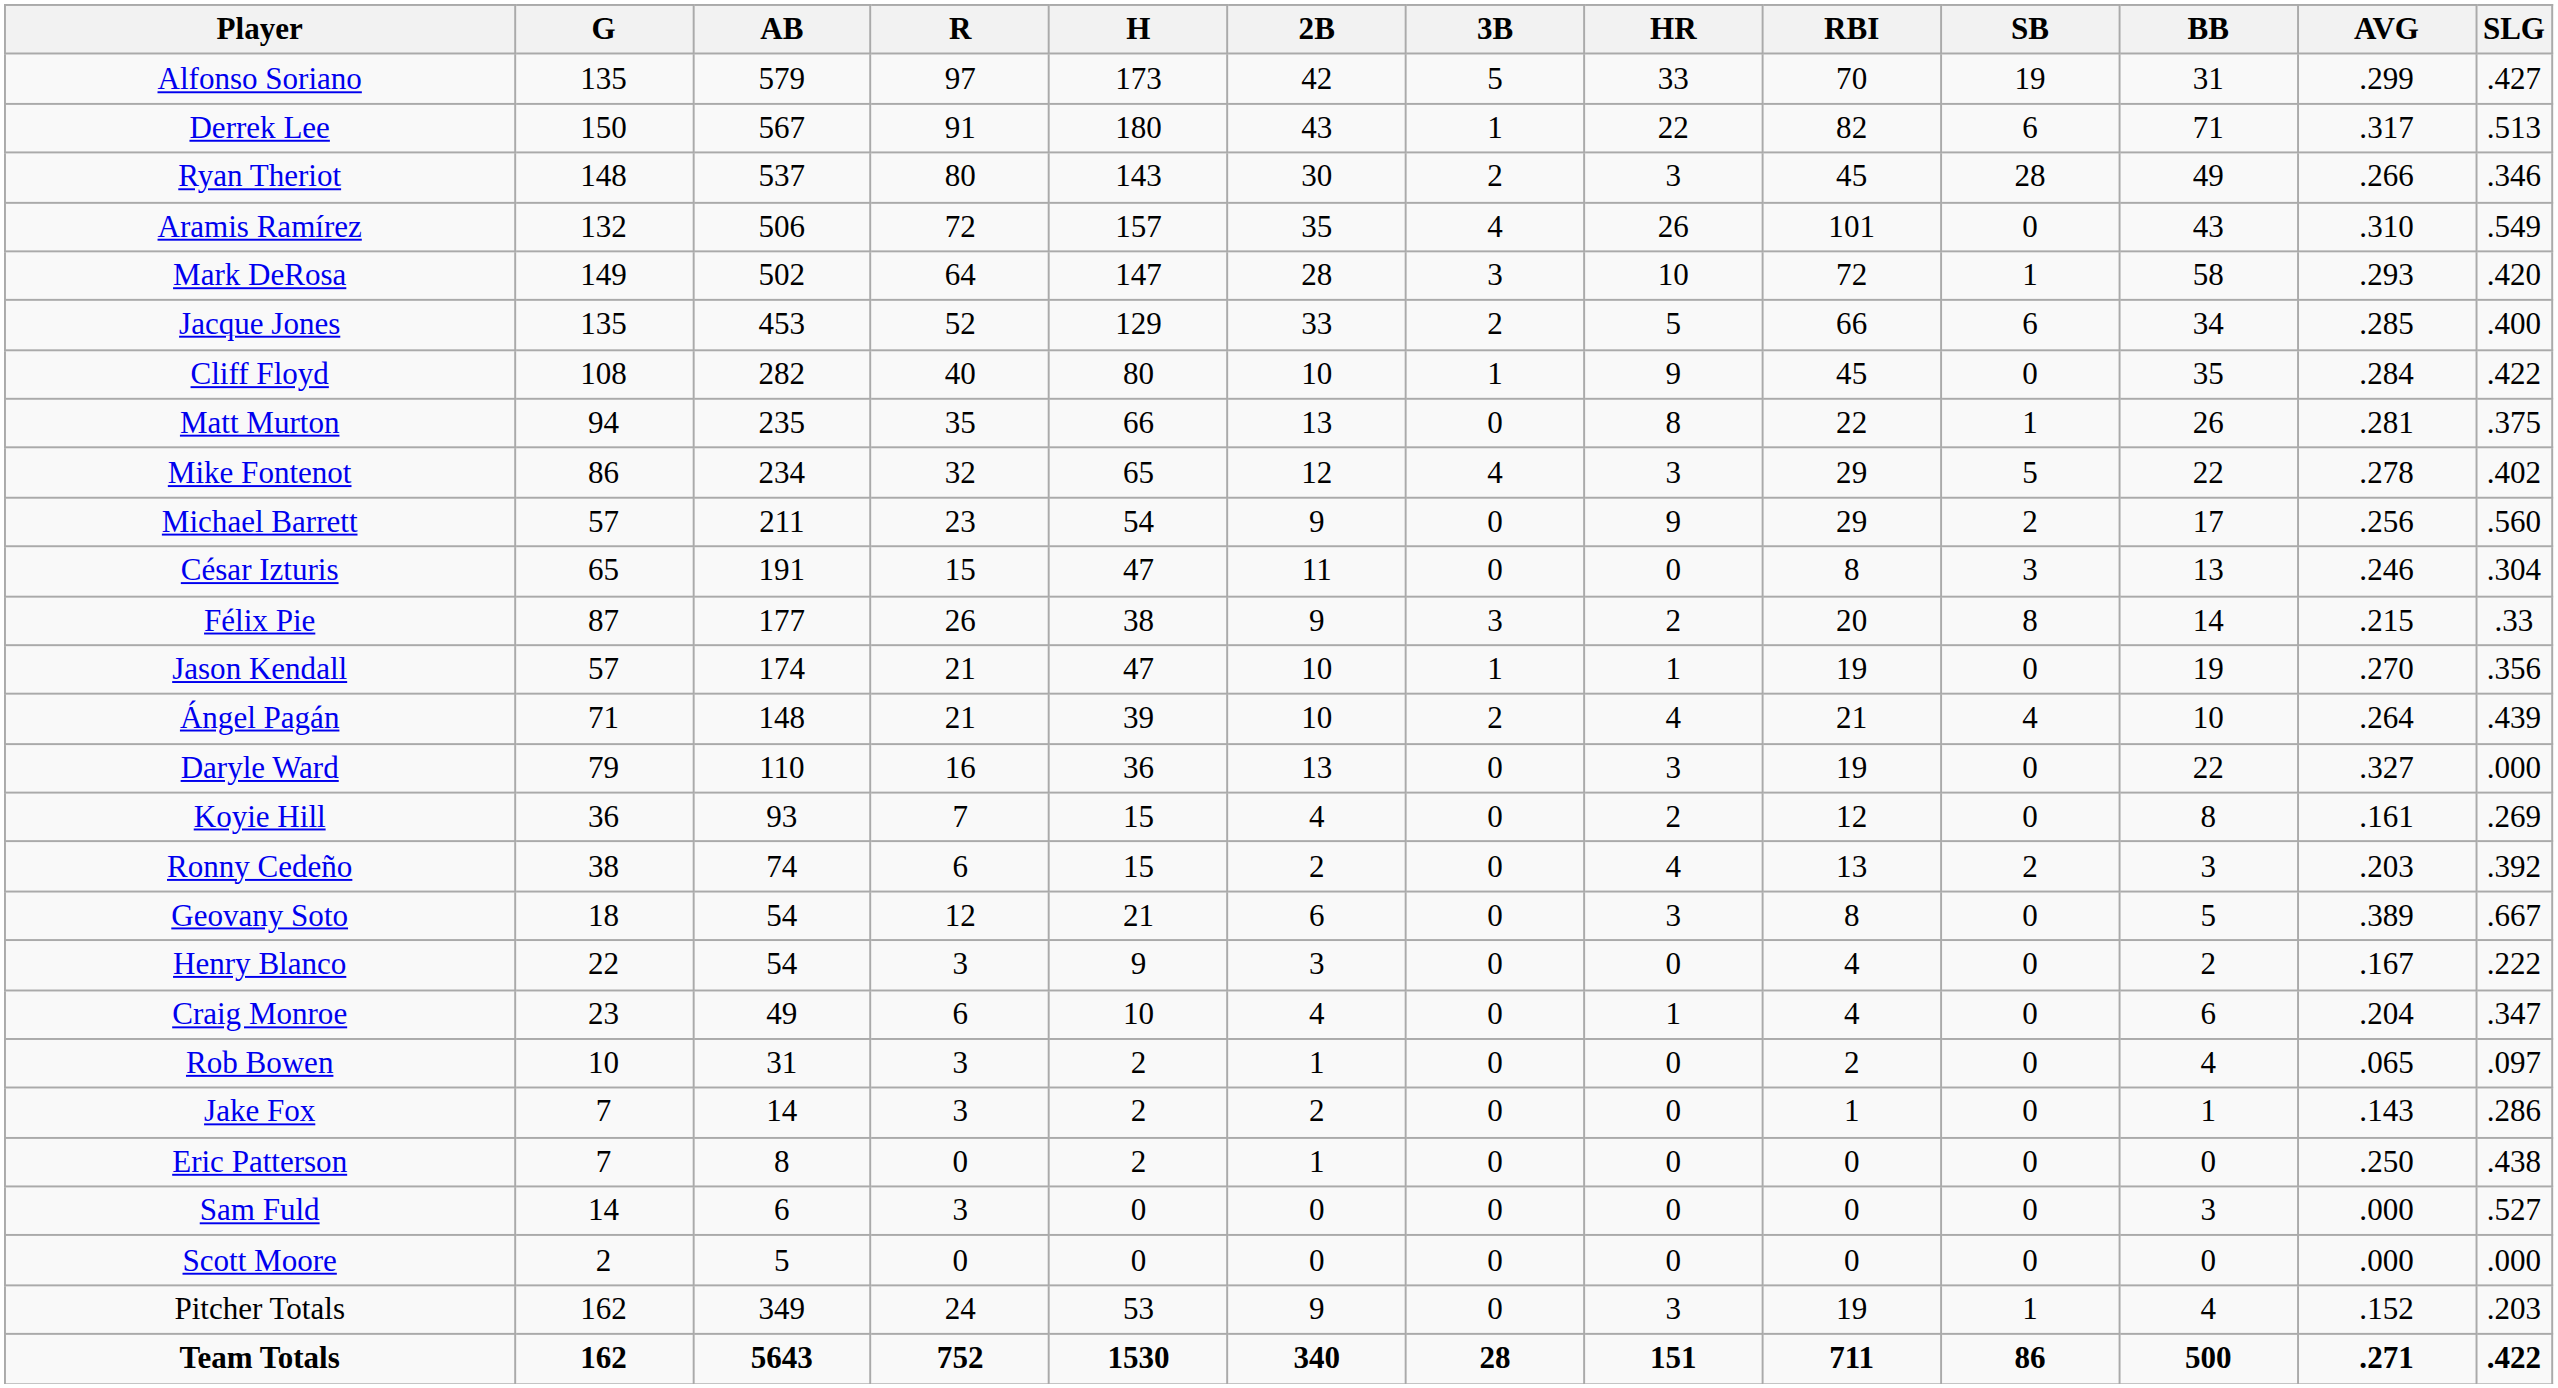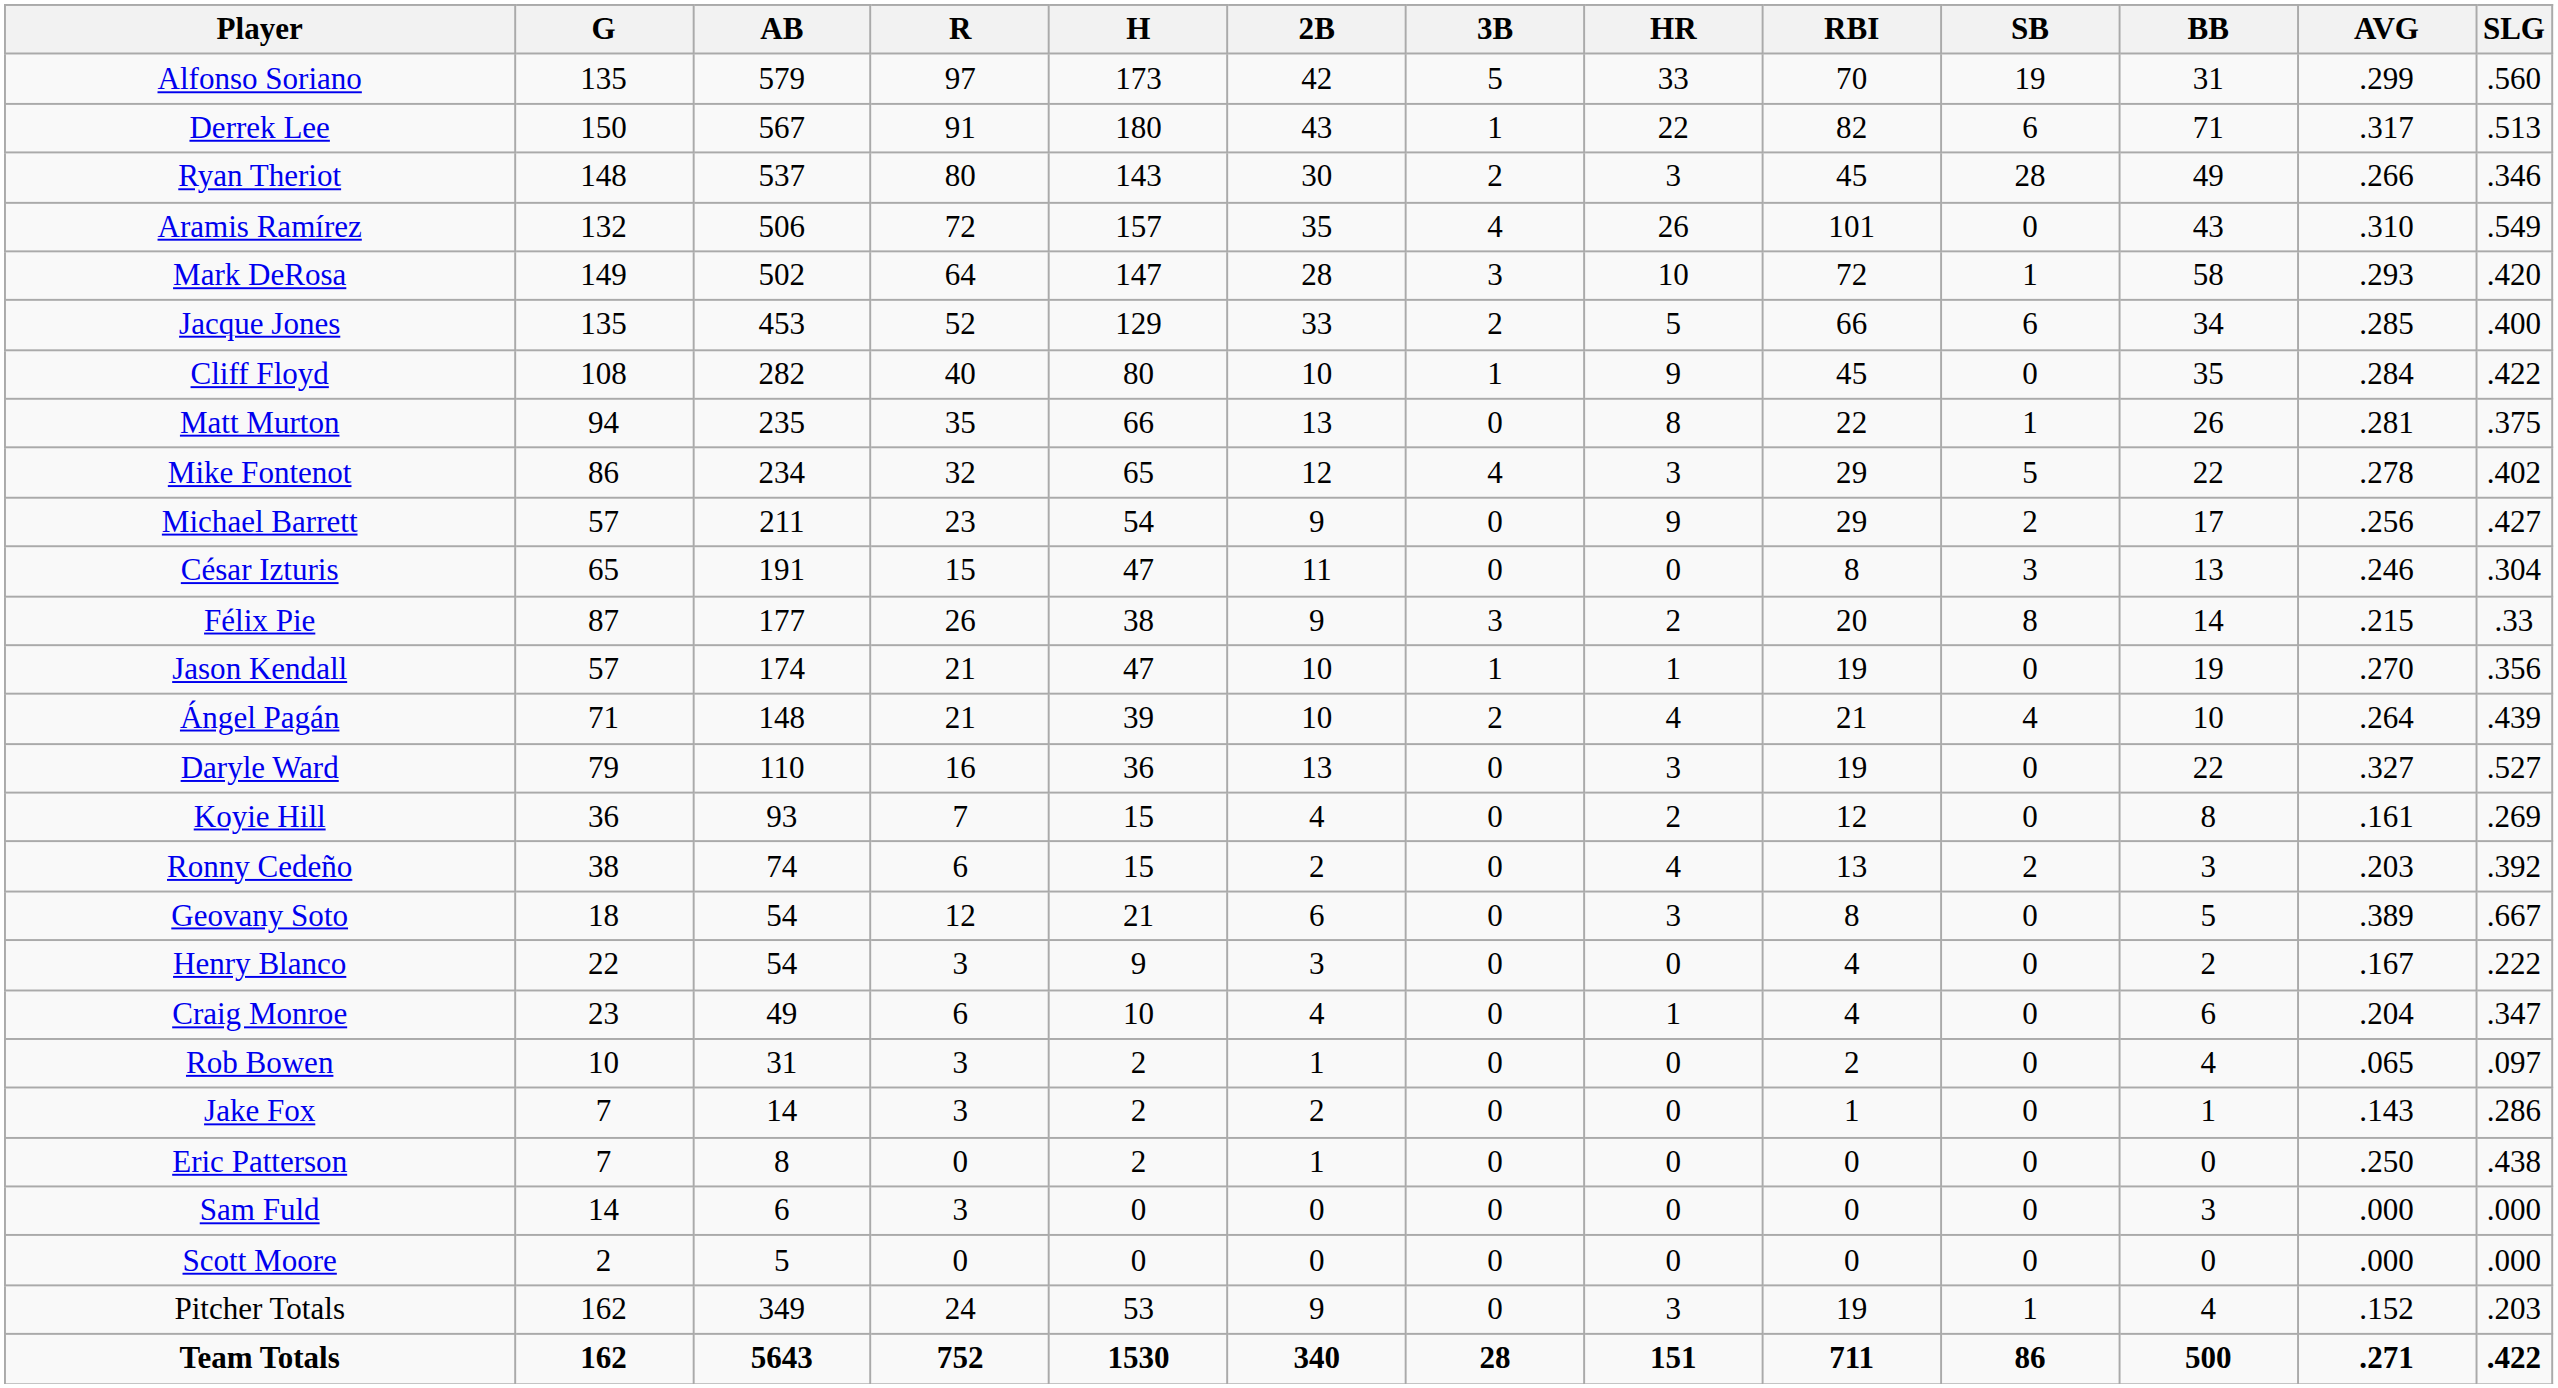(2514, 78) .427 -> (2514, 78) .560
(2514, 521) .560 -> (2514, 521) .427
(2514, 767) .000 -> (2514, 767) .527
(2514, 1210) .527 -> (2514, 1210) .000
